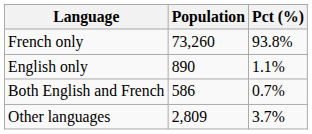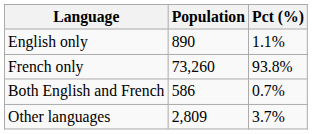rows swapped: (46, 41) <-> (48, 66)
